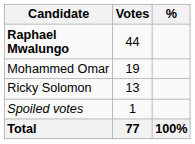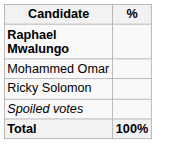- column: (133, 14)
